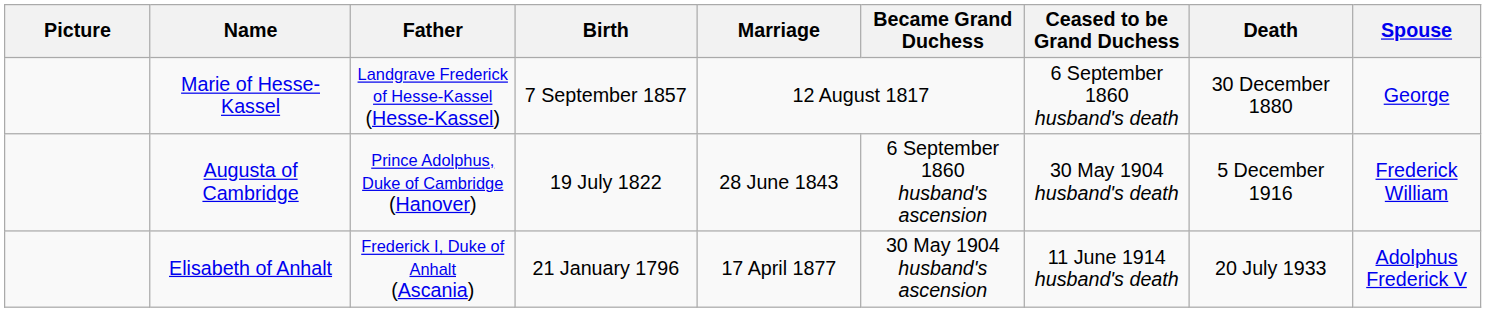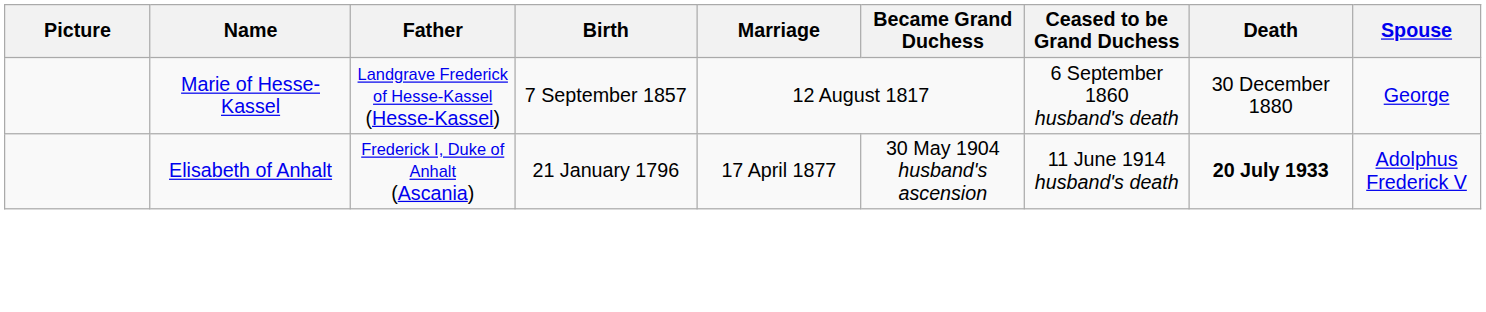- row: (251, 182)
(1271, 268) normal -> (1271, 171) bold
